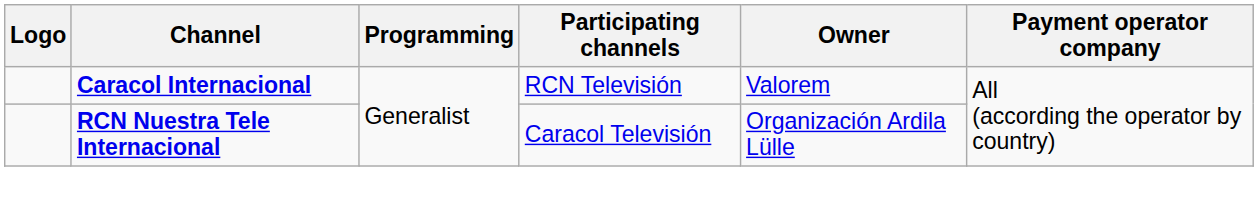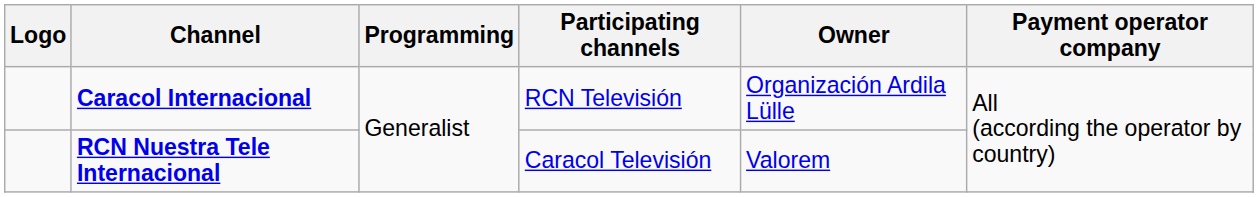(788, 85) Valorem -> (846, 98) Organización Ardila Lülle
(846, 134) Organización Ardila Lülle -> (788, 160) Valorem
